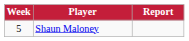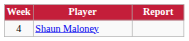(19, 28) 5 -> (19, 28) 4
